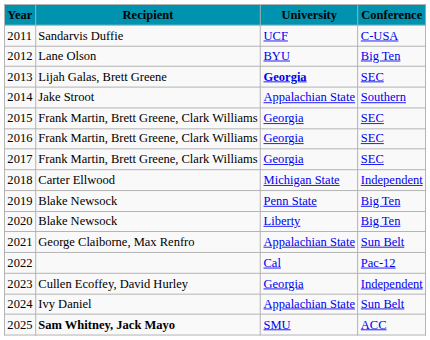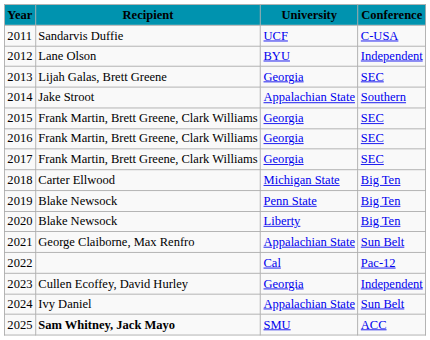(381, 56) Big Ten -> (392, 56) Independent
(285, 77) bold -> (284, 77) normal
(392, 180) Independent -> (381, 180) Big Ten
